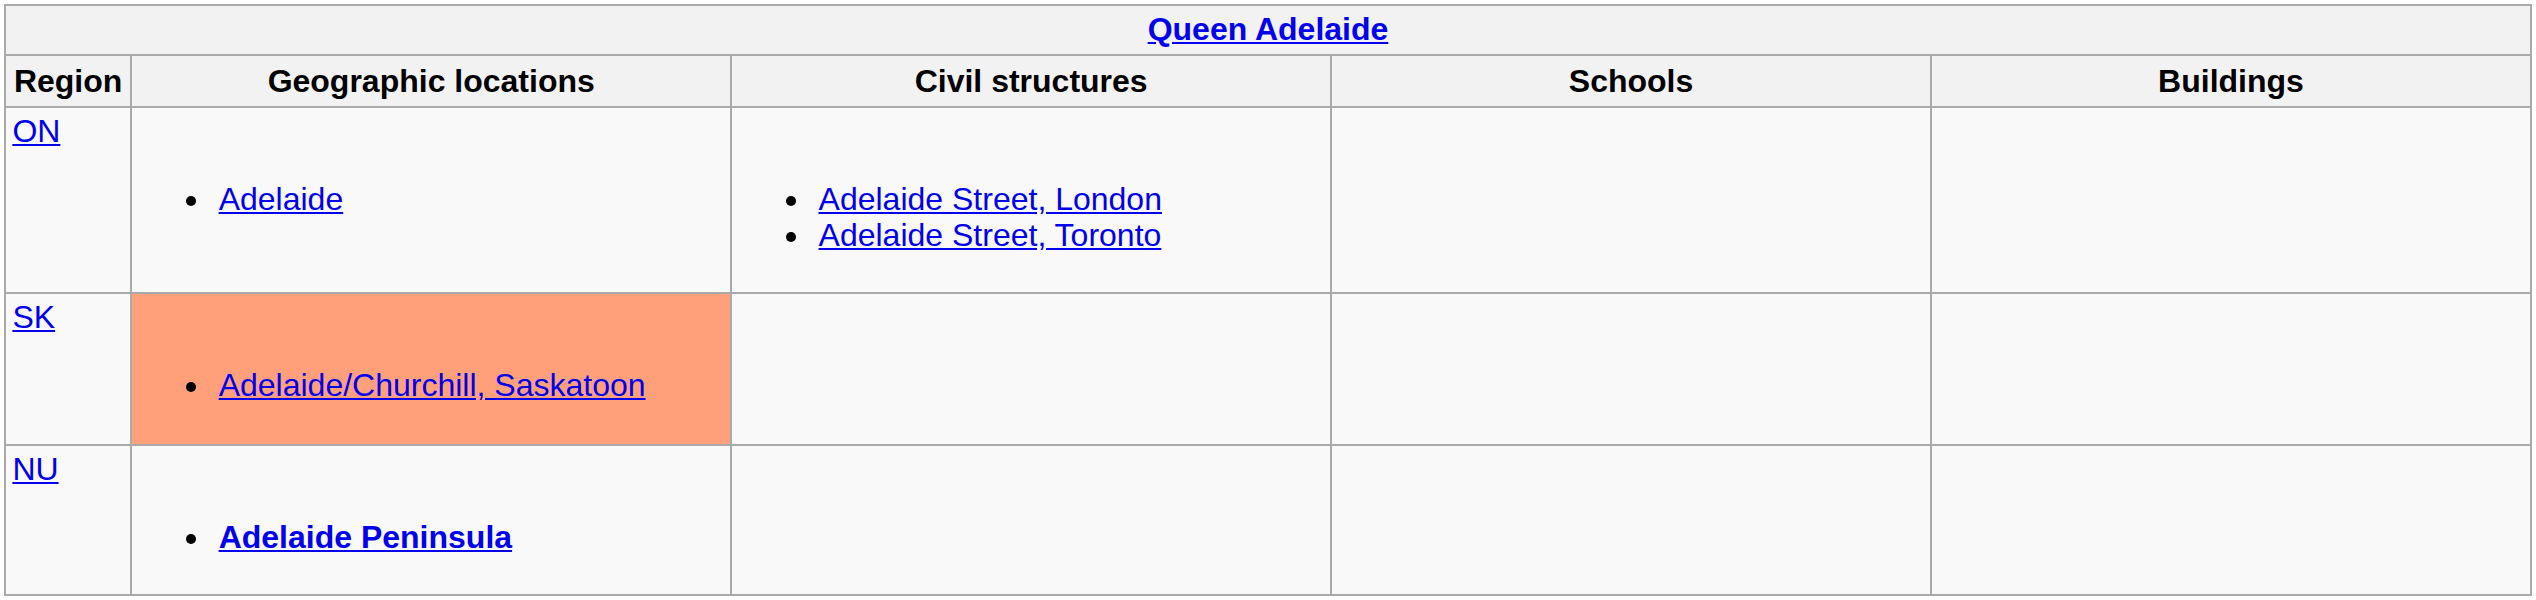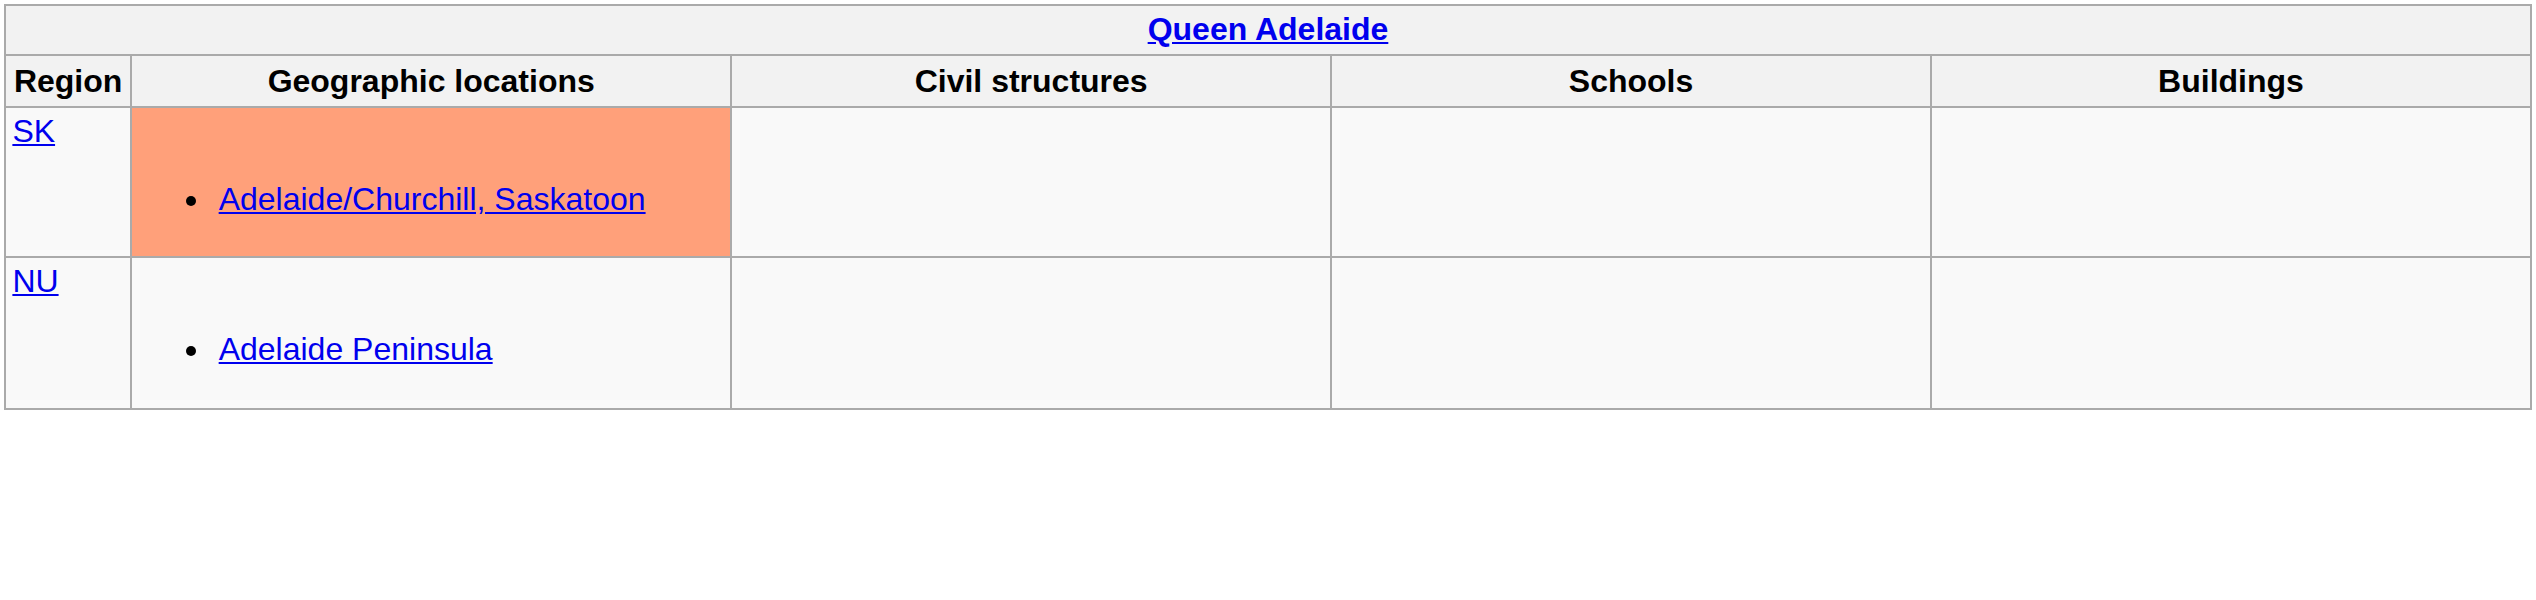- row: (36, 131)
(431, 537) bold -> (431, 351) normal
